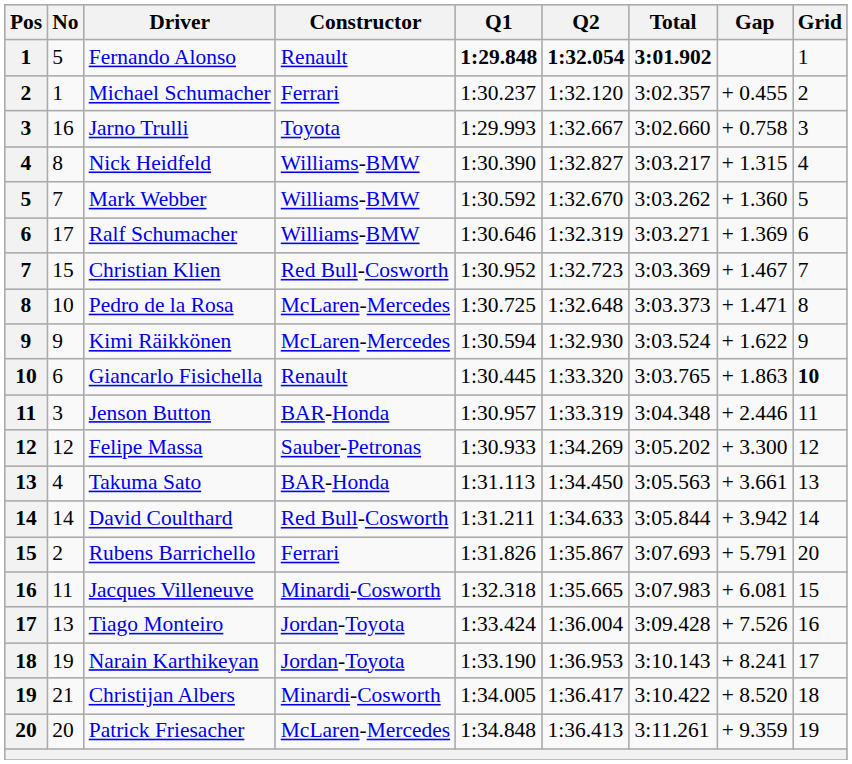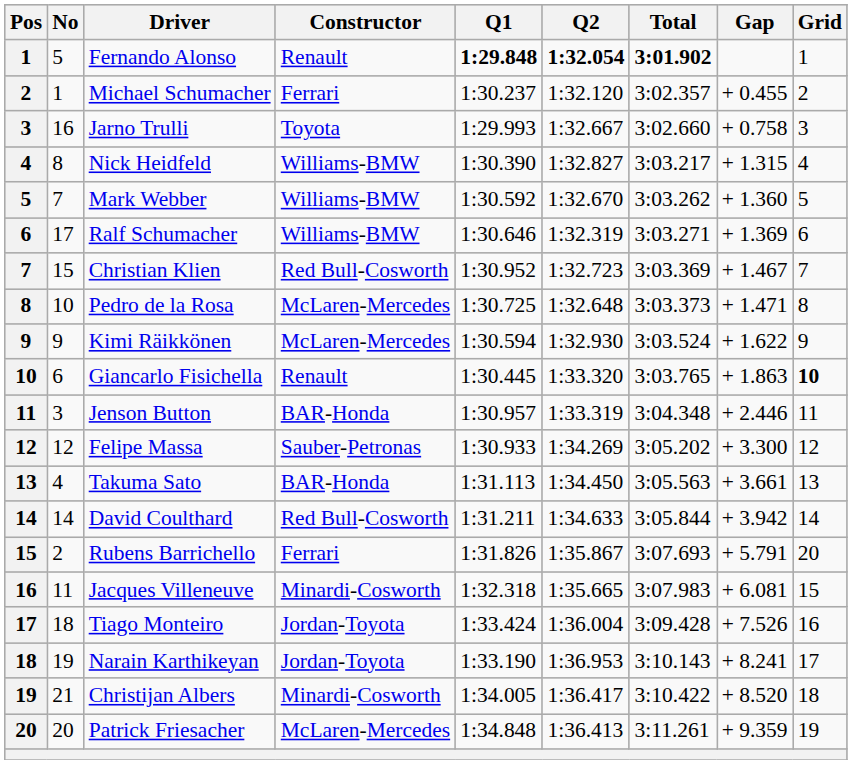(63, 624) 13 -> (63, 624) 18
